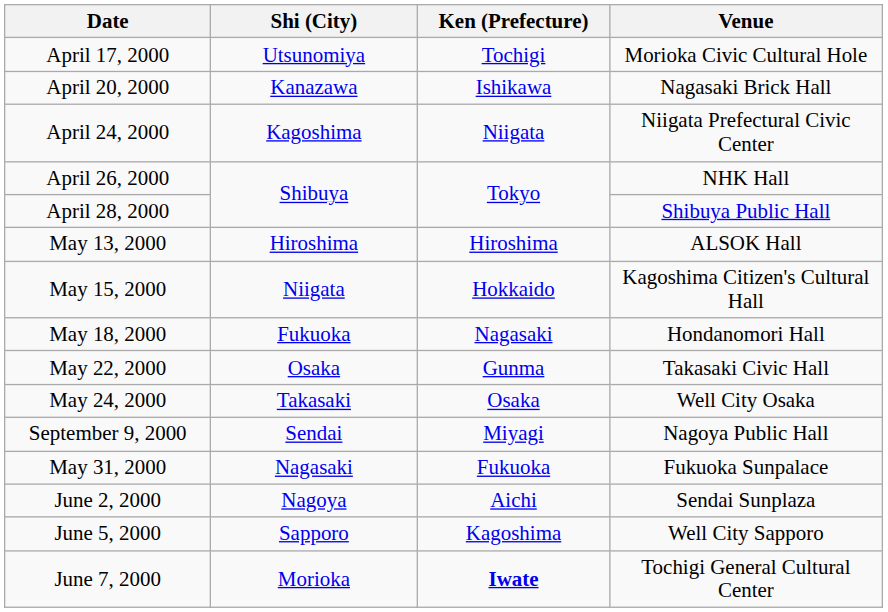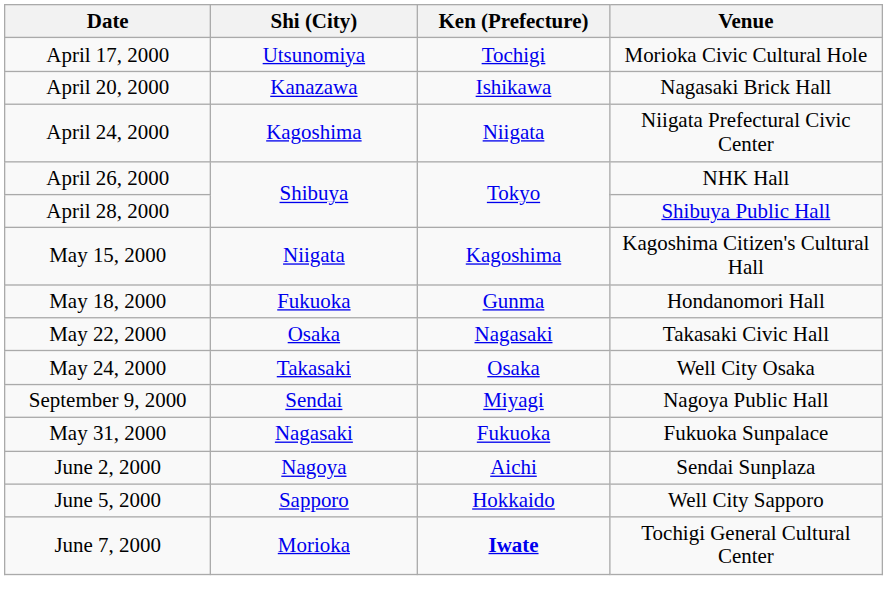- row: (108, 244)
(513, 289) Hokkaido -> (514, 255) Kagoshima
(514, 334) Nagasaki -> (513, 300) Gunma
(513, 367) Gunma -> (514, 334) Nagasaki
(514, 533) Kagoshima -> (513, 500) Hokkaido
